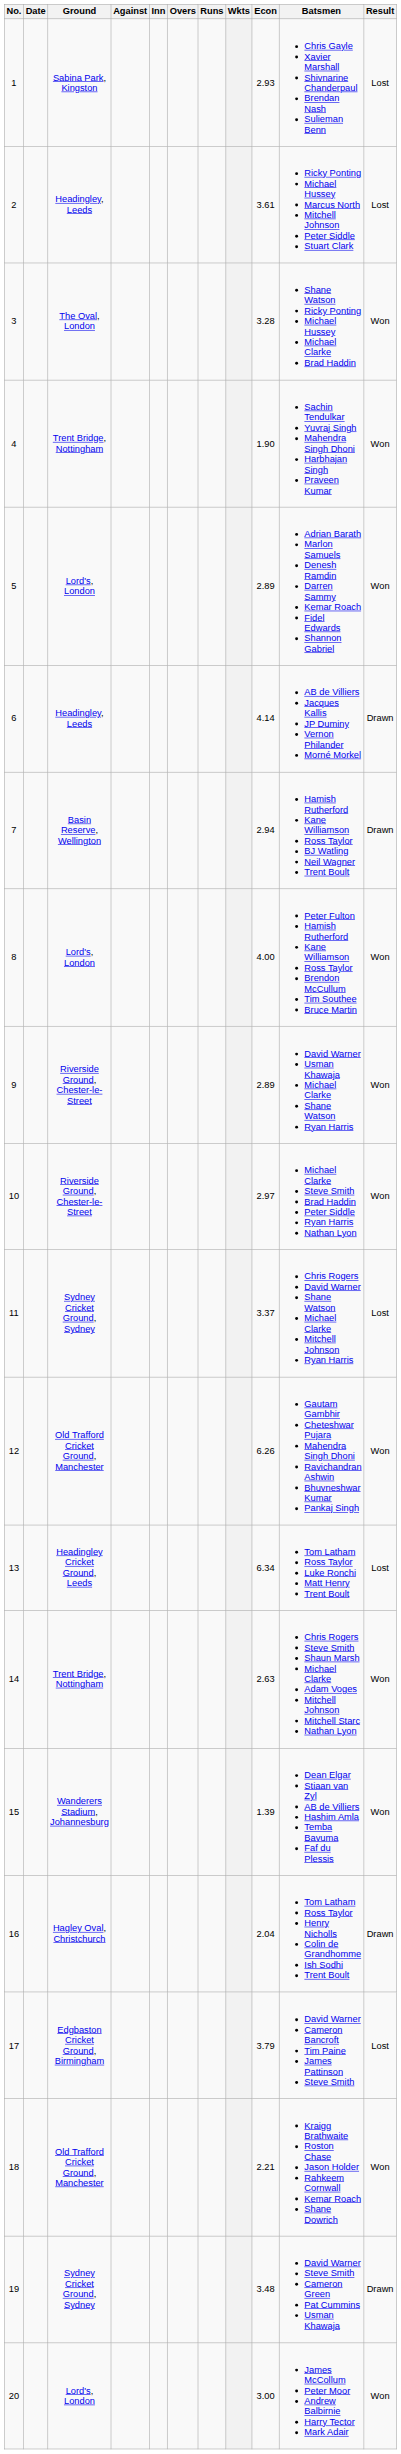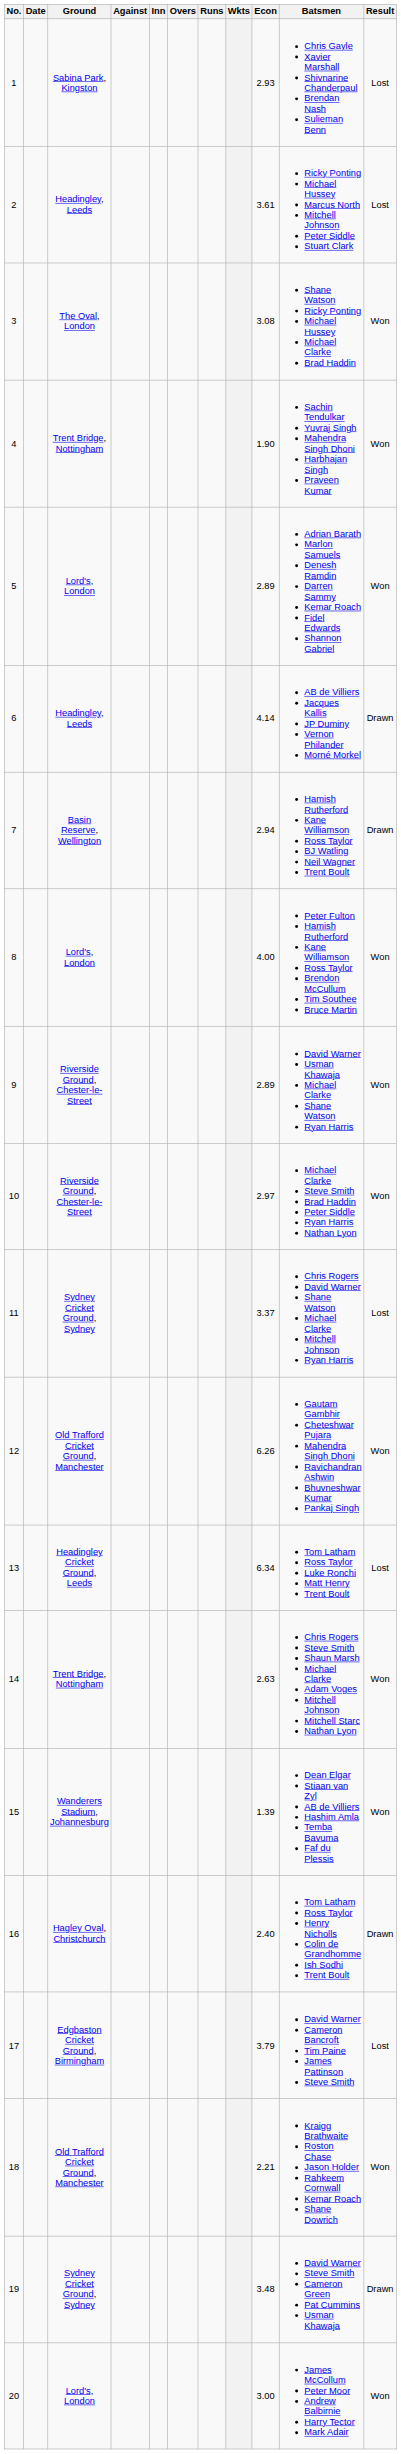(266, 321) 3.28 -> (266, 321) 3.08
(266, 1933) 2.04 -> (266, 1933) 2.40
